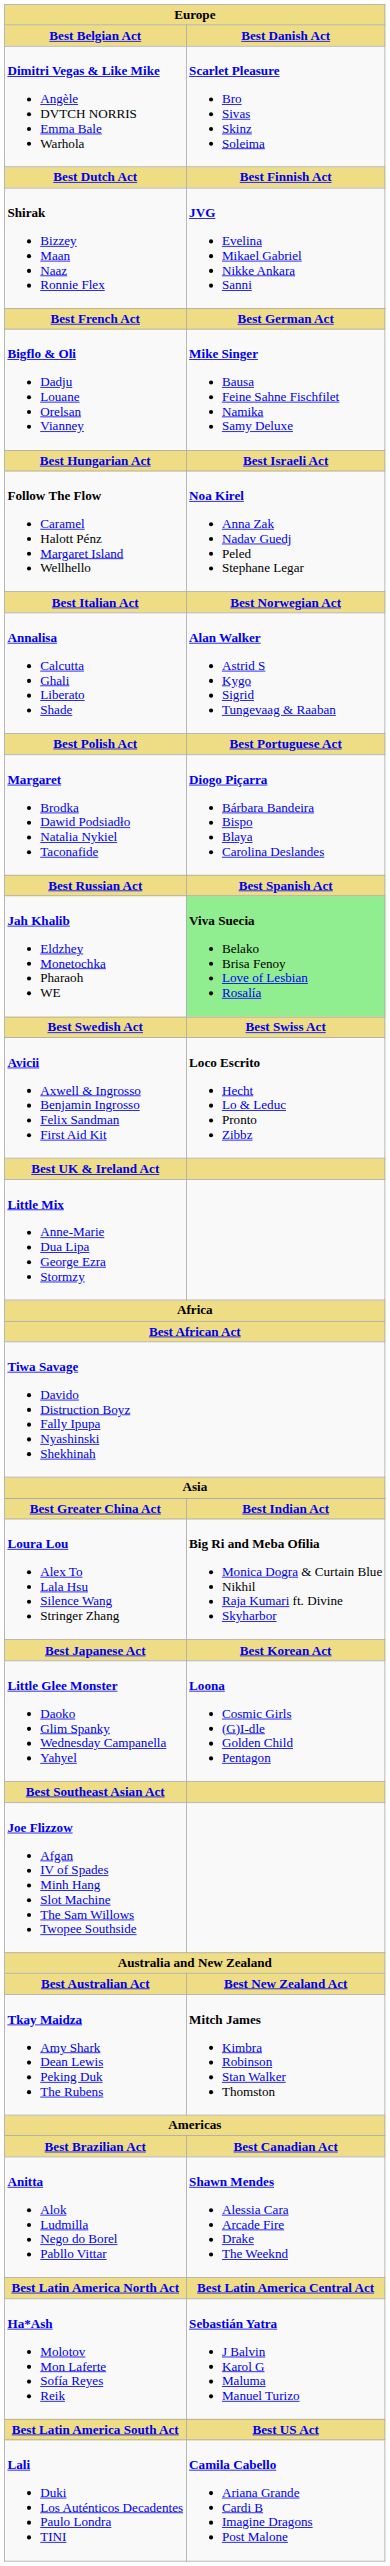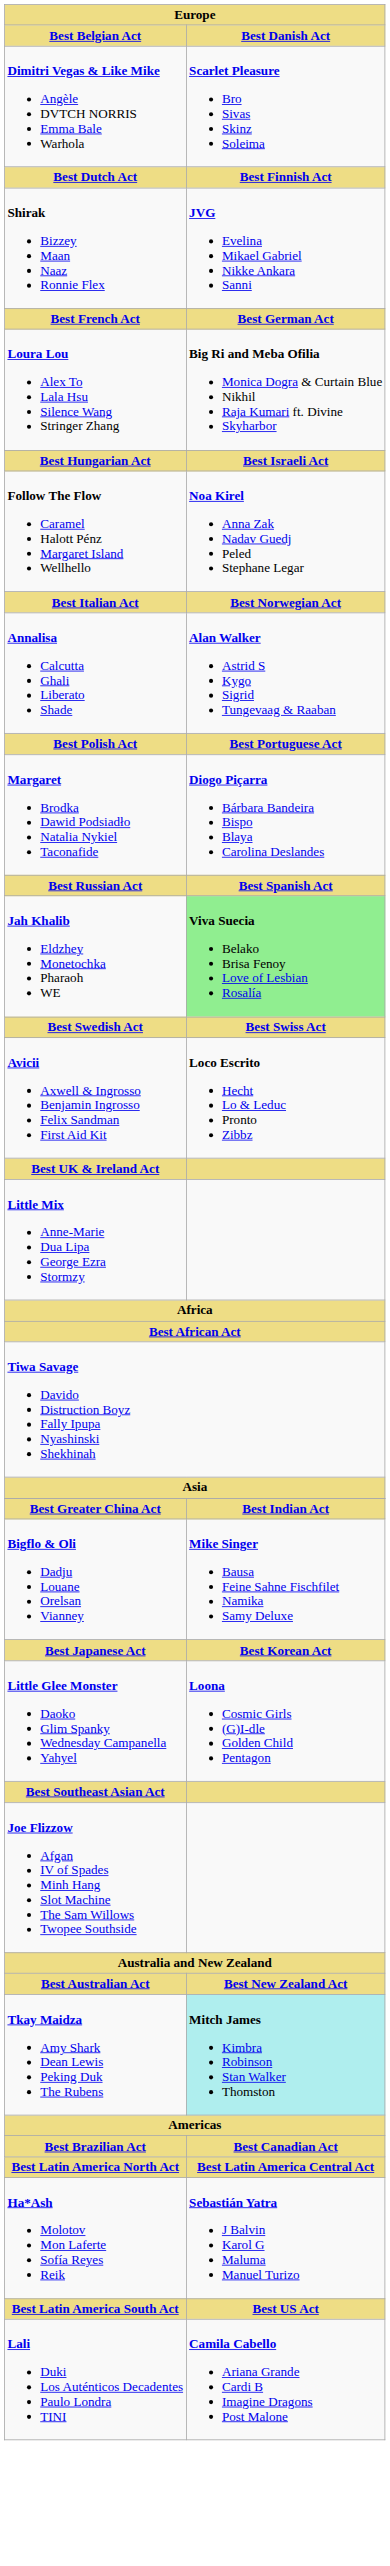rows swapped: (95, 391) <-> (95, 1580)
(286, 2055) no background -> (286, 2055) paleturquoise background
- row: (95, 2218)
